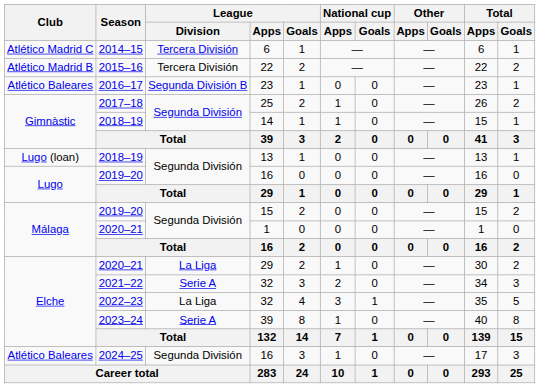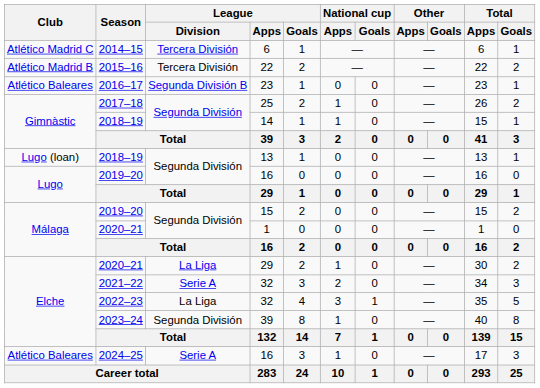(198, 319) Serie A -> (198, 319) Segunda División
(198, 355) Segunda División -> (198, 355) Serie A
